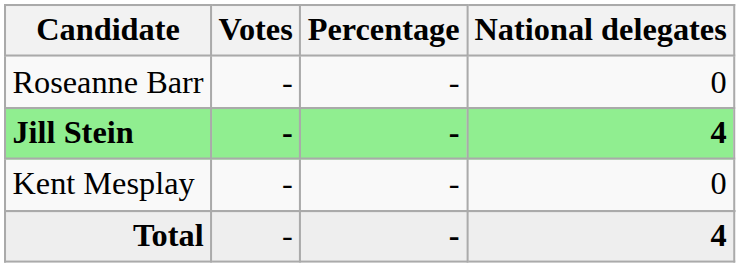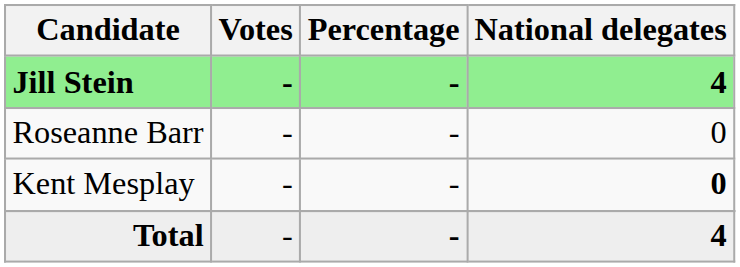rows swapped: (73, 132) <-> (108, 81)
(719, 183) normal -> (719, 183) bold
